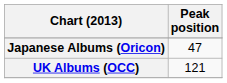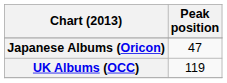(195, 68) 121 -> (195, 68) 119
